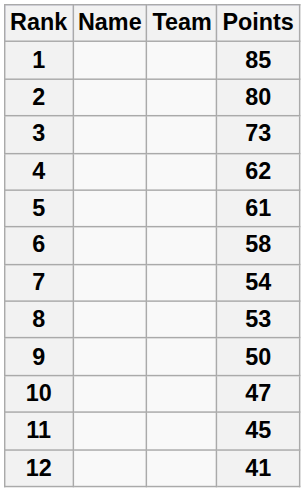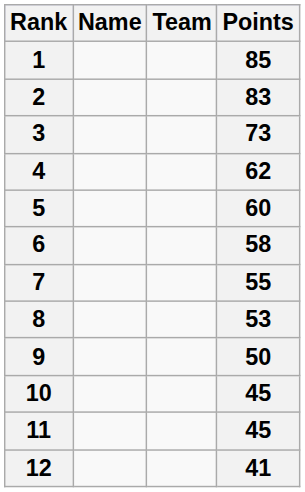(258, 97) 80 -> (258, 97) 83
(258, 208) 61 -> (258, 208) 60
(258, 282) 54 -> (258, 282) 55
(258, 393) 47 -> (258, 393) 45
